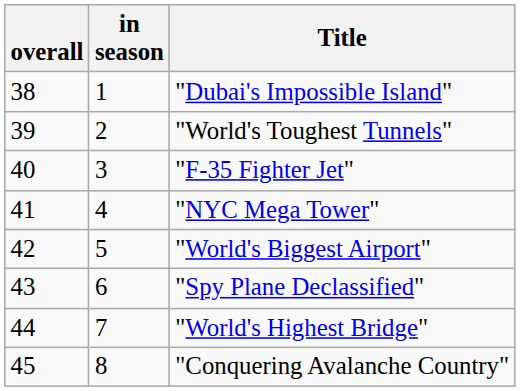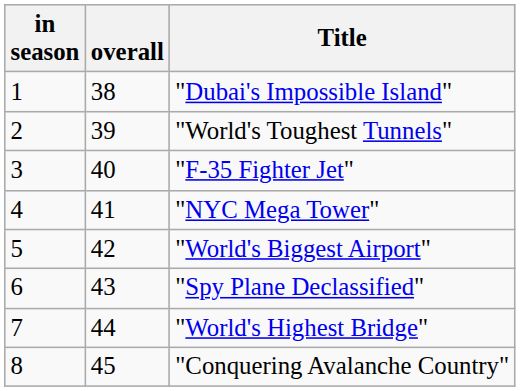columns swapped: (129, 38) <-> (47, 52)
